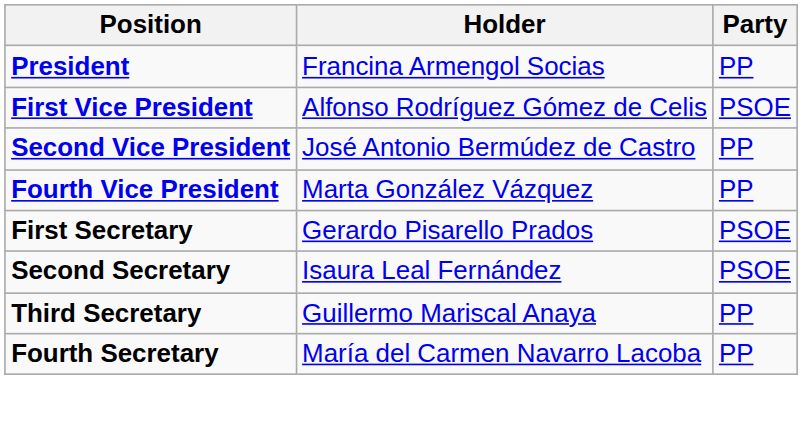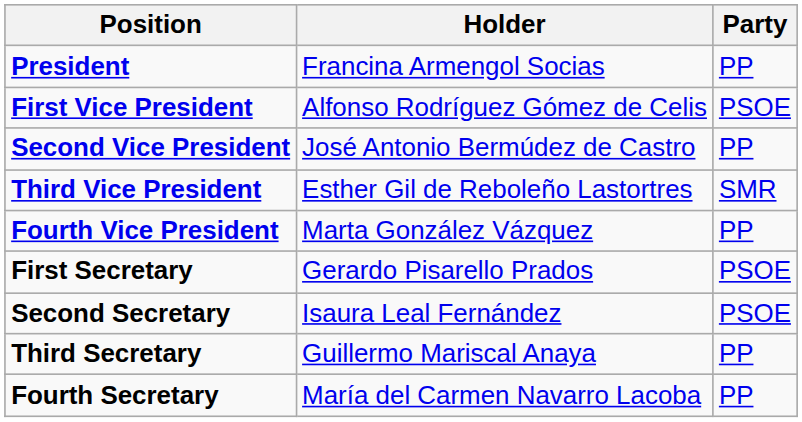+ row: (136, 189)
